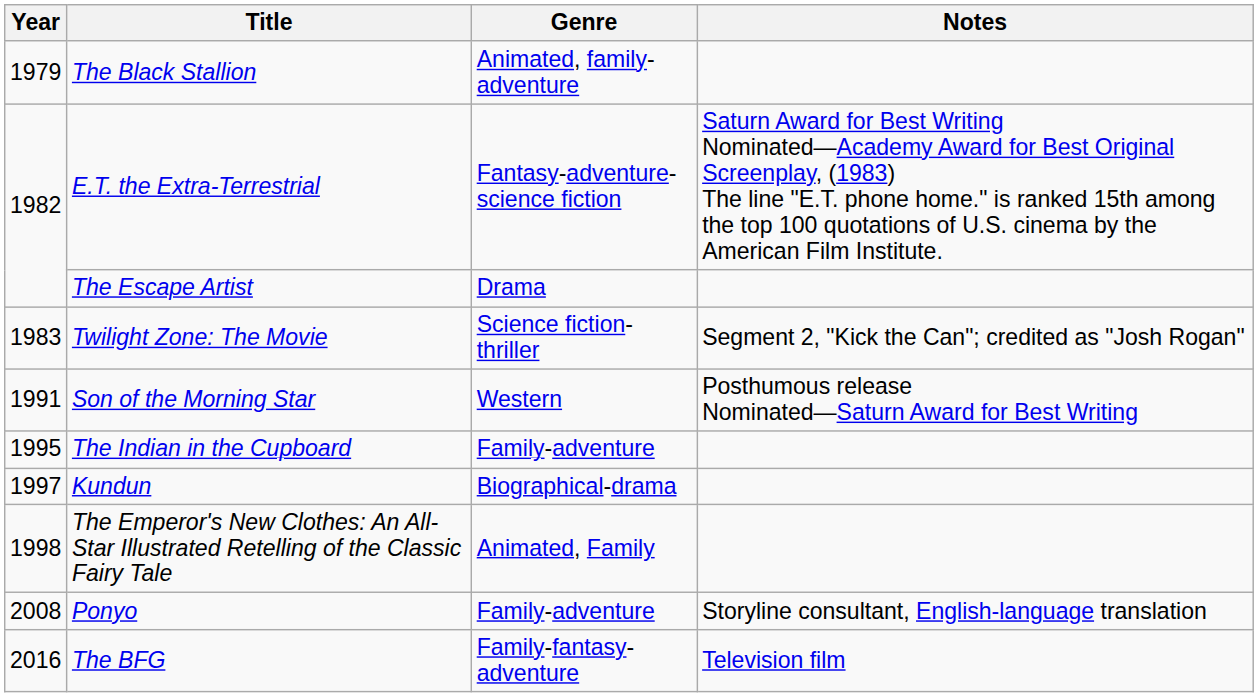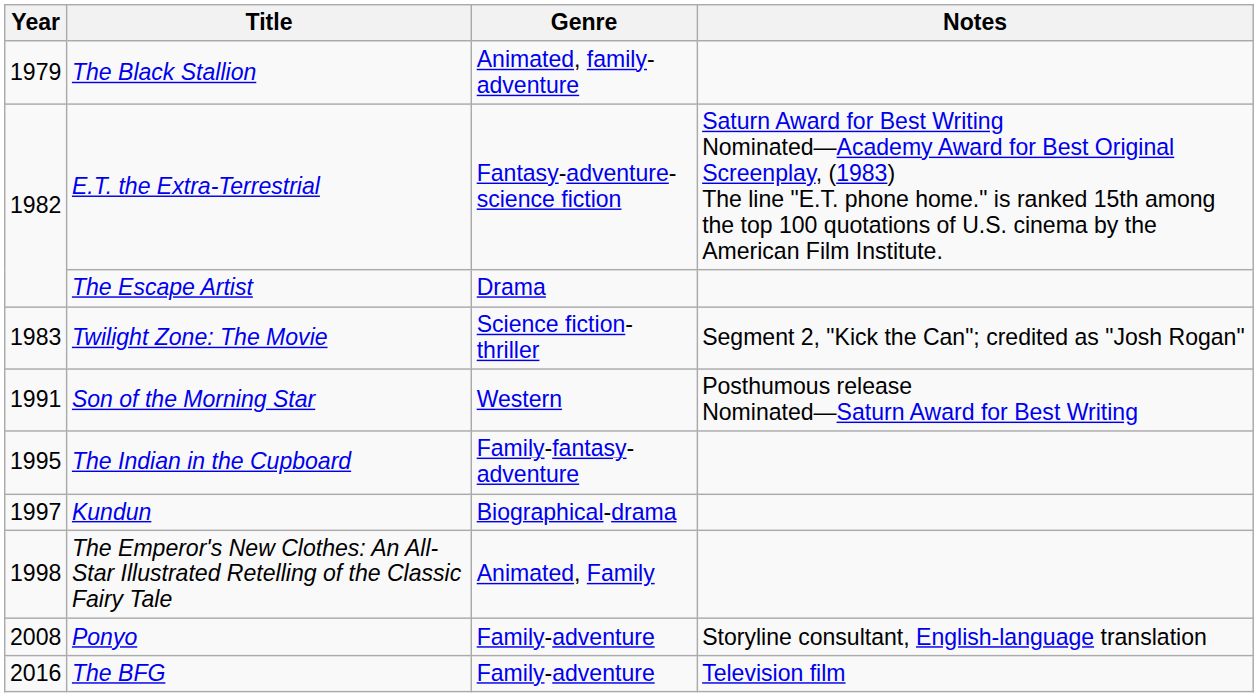(566, 449) Family-adventure -> (555, 462) Family-fantasy-adventure
(555, 660) Family-fantasy-adventure -> (566, 673) Family-adventure
